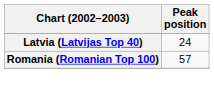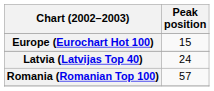+ row: (83, 42)
